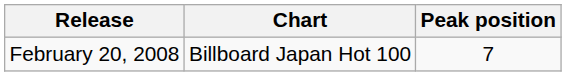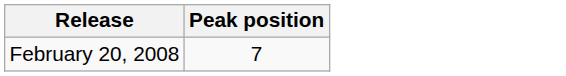- column: (300, 20)
